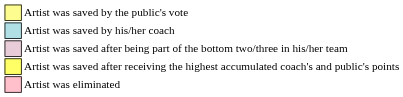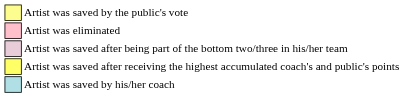rows swapped: (99, 30) <-> (72, 84)
